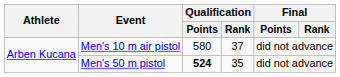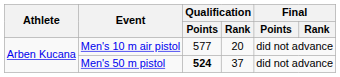(202, 46) 580 -> (202, 46) 577
(238, 46) 37 -> (238, 46) 20
(238, 64) 35 -> (238, 64) 37
